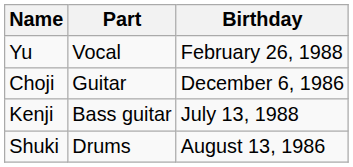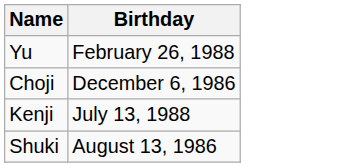- column: (122, 20)
